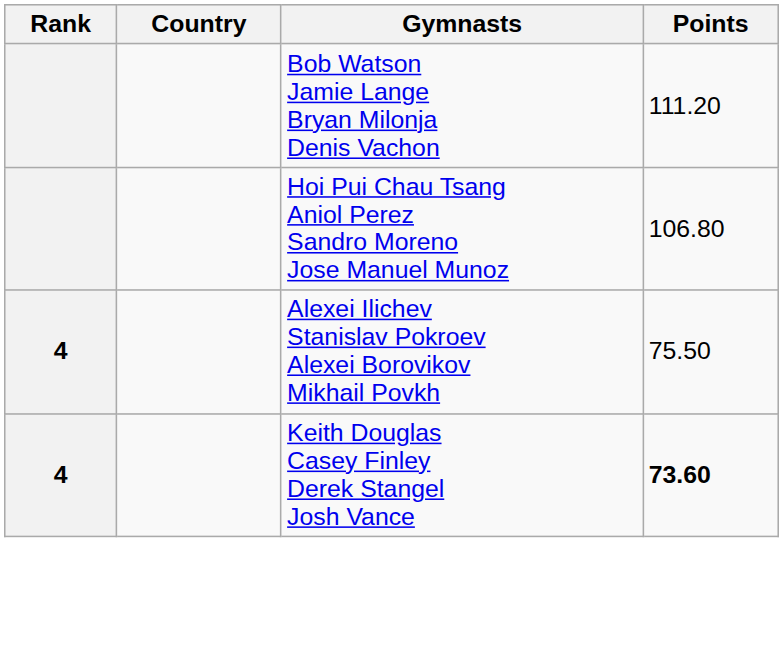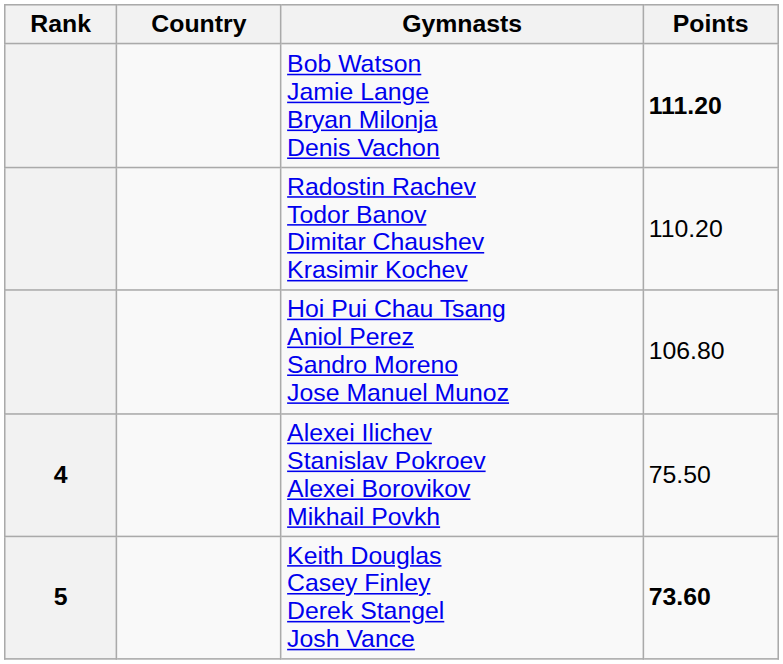(685, 105) normal -> (685, 105) bold
+ row: (386, 228)
(61, 474) 4 -> (61, 597) 5
